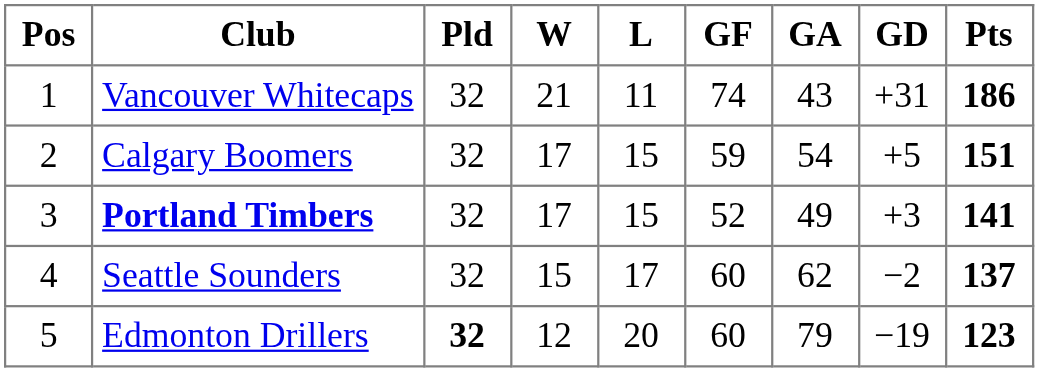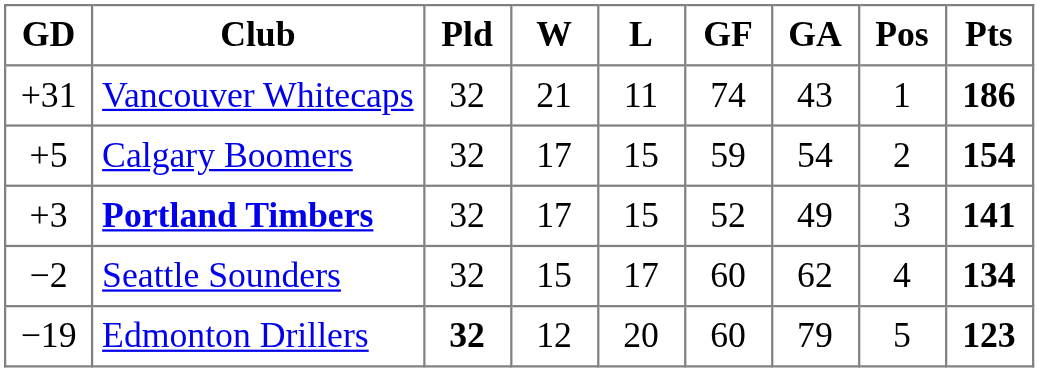columns swapped: (49, 34) <-> (902, 34)
(989, 155) 151 -> (989, 155) 154
(989, 275) 137 -> (989, 275) 134
